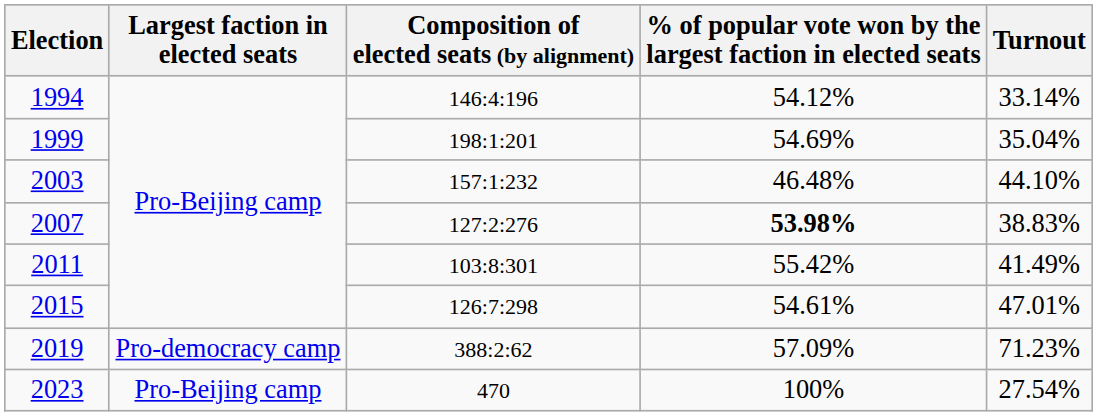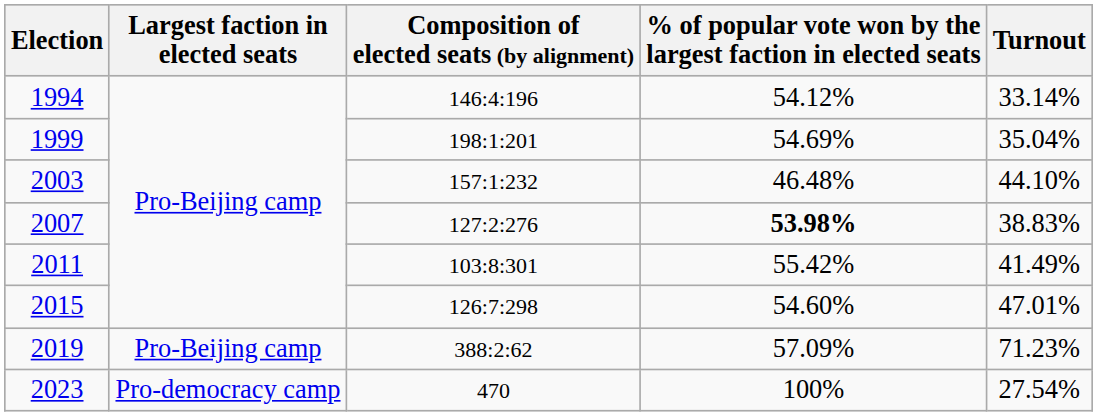(814, 306) 54.61% -> (814, 306) 54.60%
(228, 348) Pro-democracy camp -> (228, 348) Pro-Beijing camp
(228, 390) Pro-Beijing camp -> (228, 390) Pro-democracy camp
